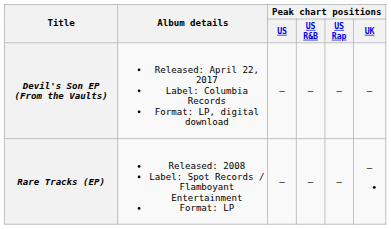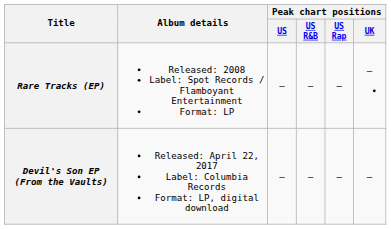rows swapped: (61, 182) <-> (61, 91)
